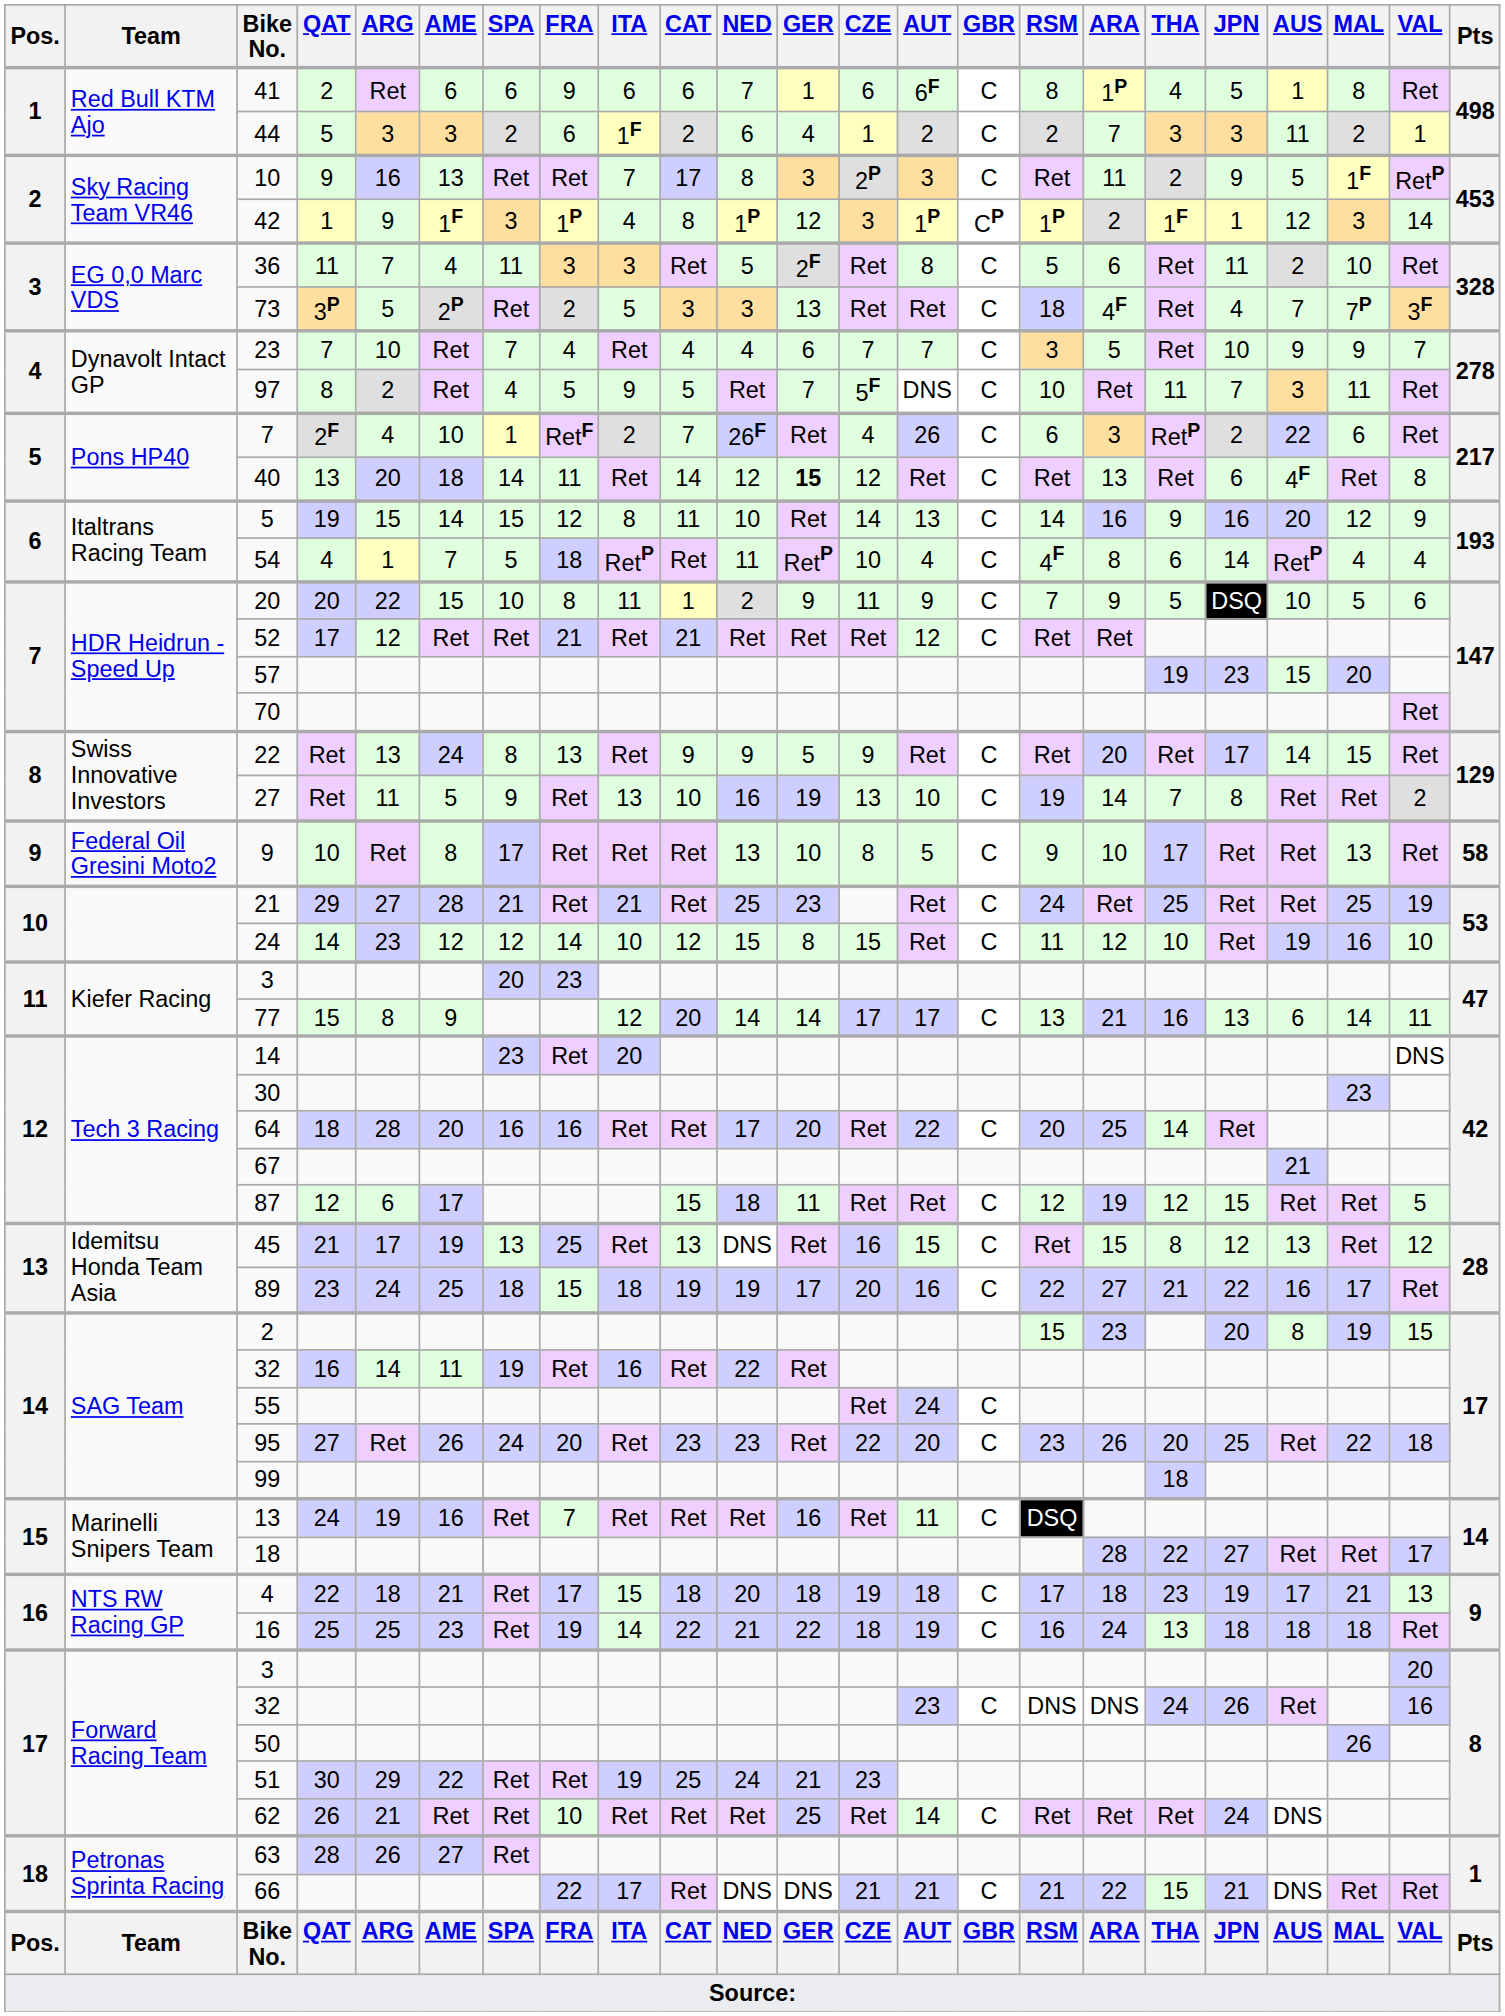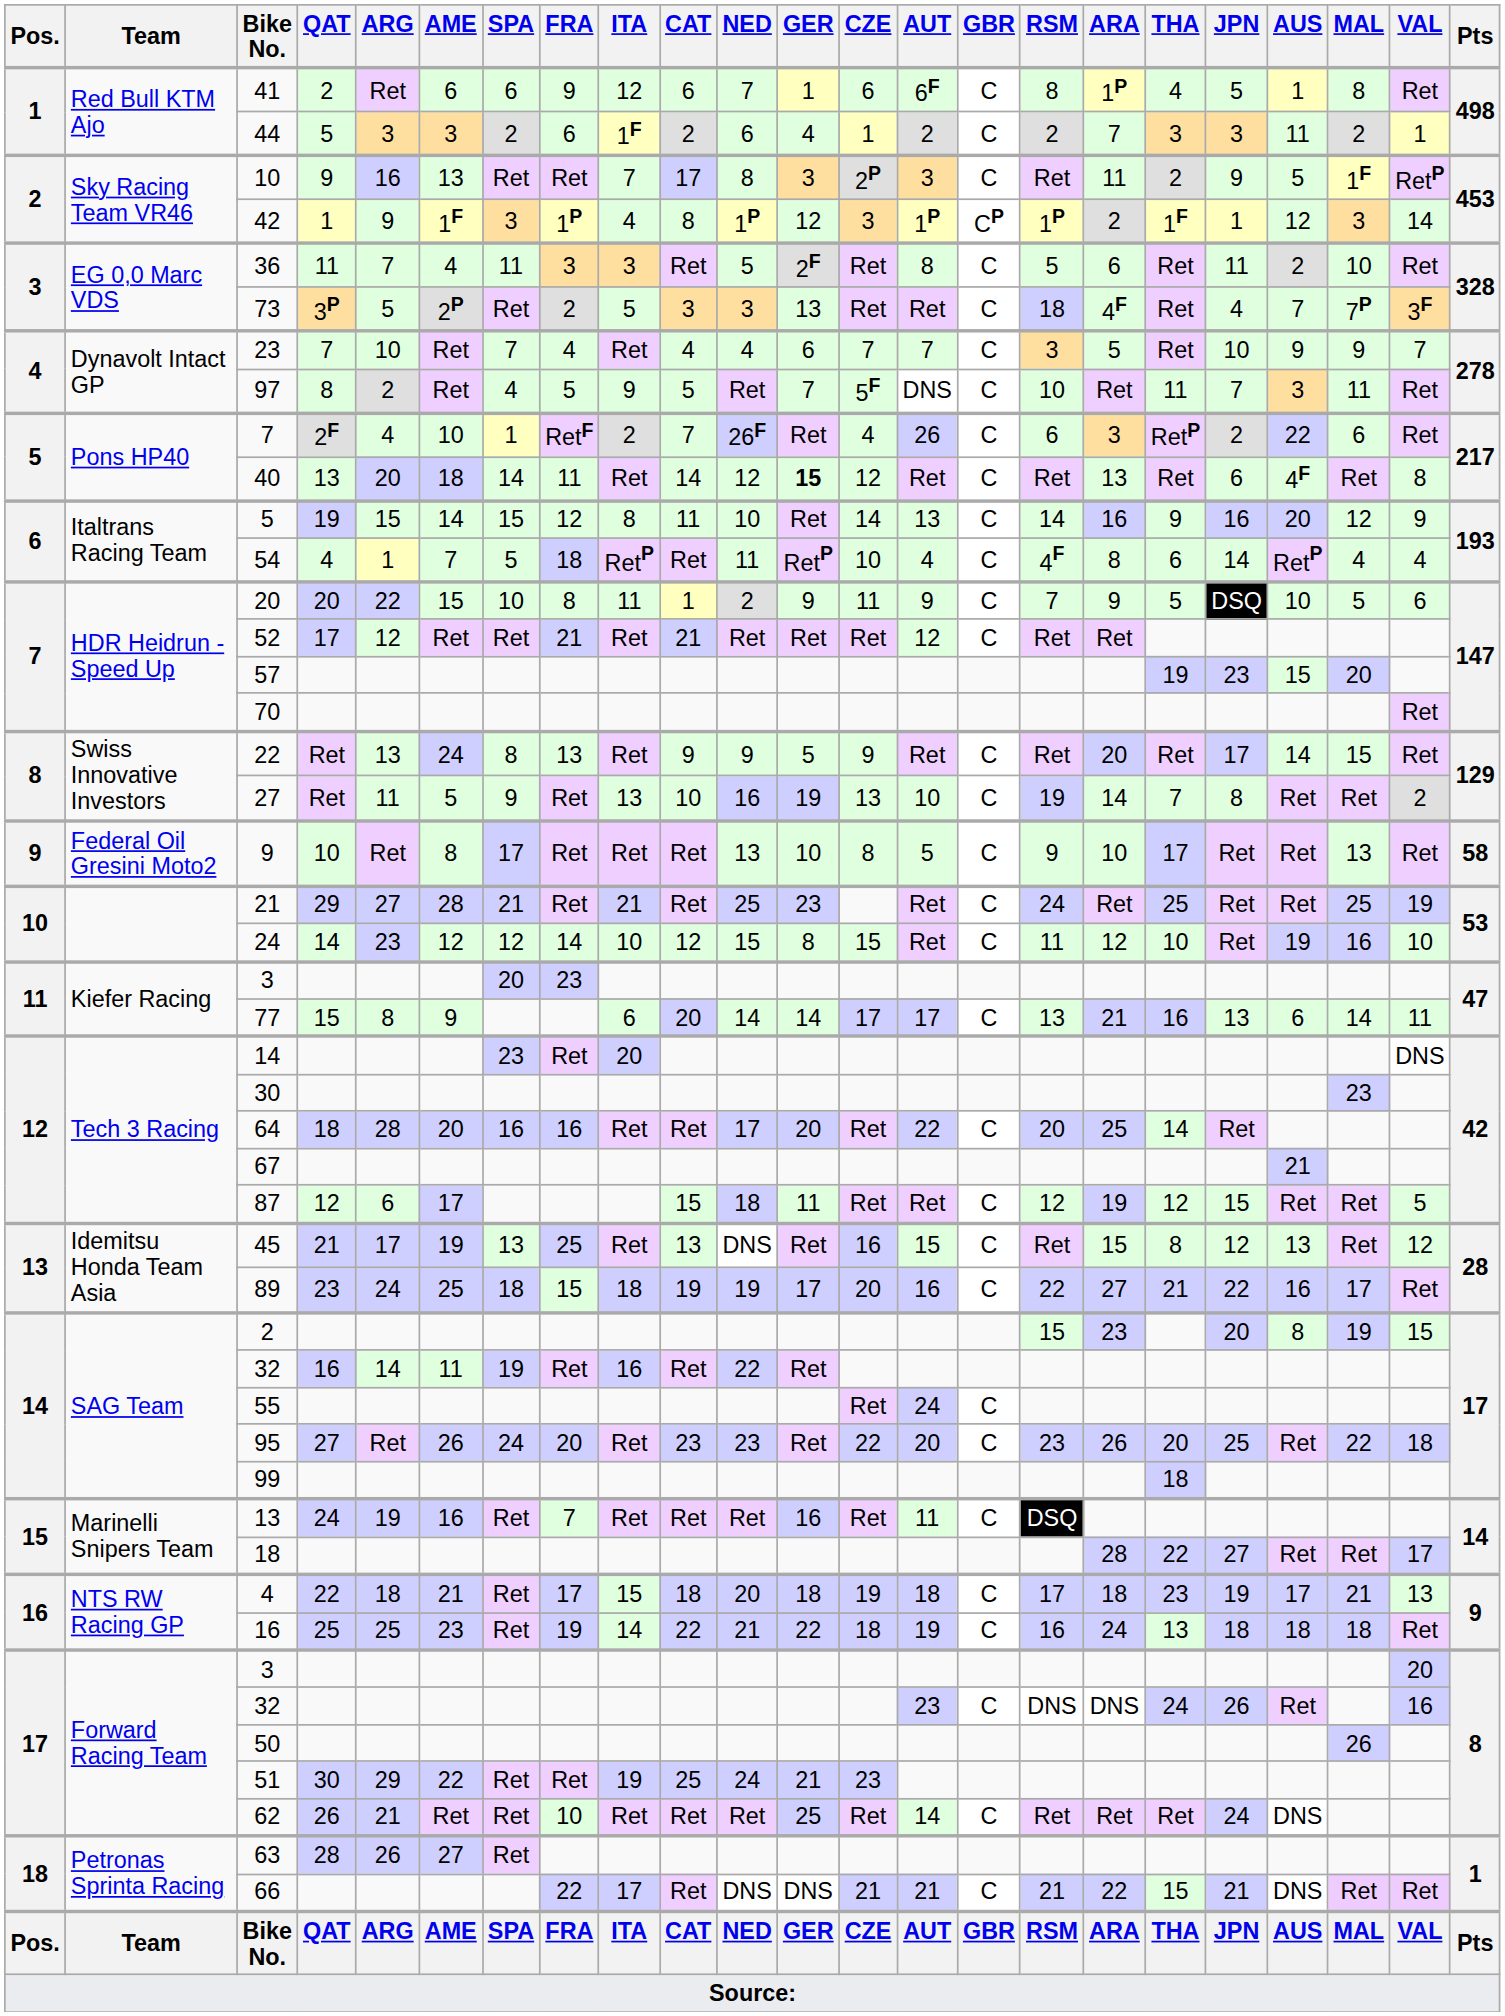(629, 90) 6 -> (629, 90) 12
(629, 1017) 12 -> (629, 1017) 6
